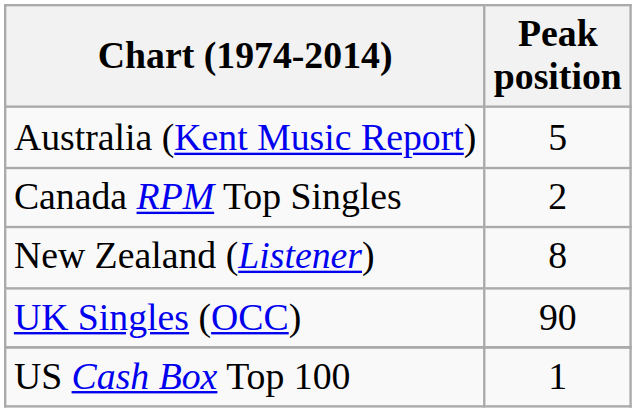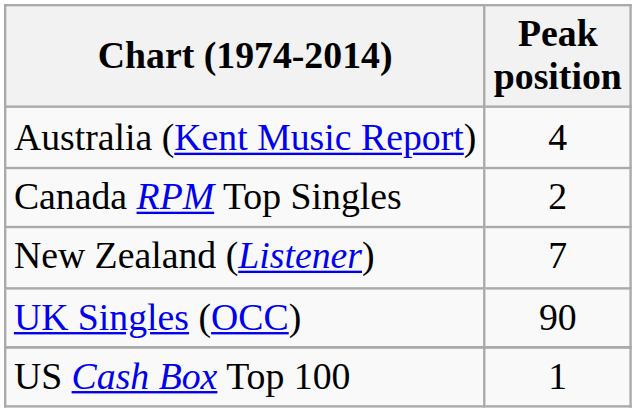(558, 136) 5 -> (558, 136) 4
(558, 256) 8 -> (558, 256) 7
